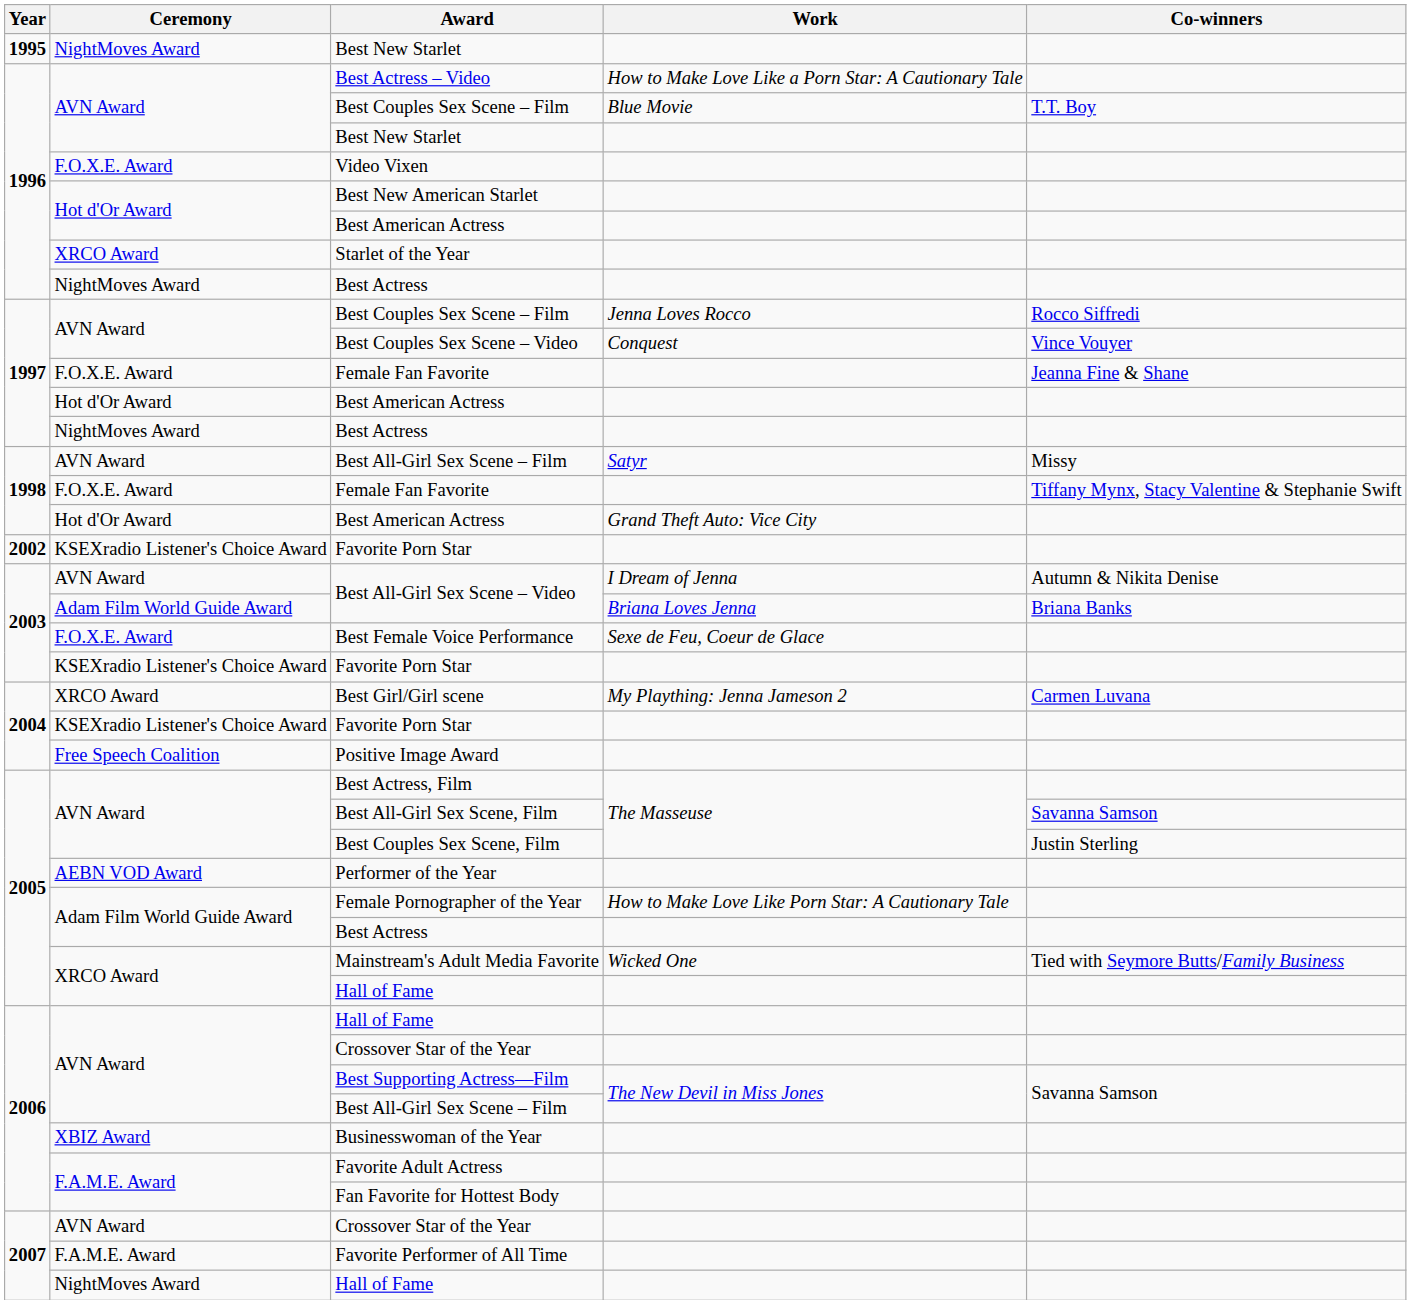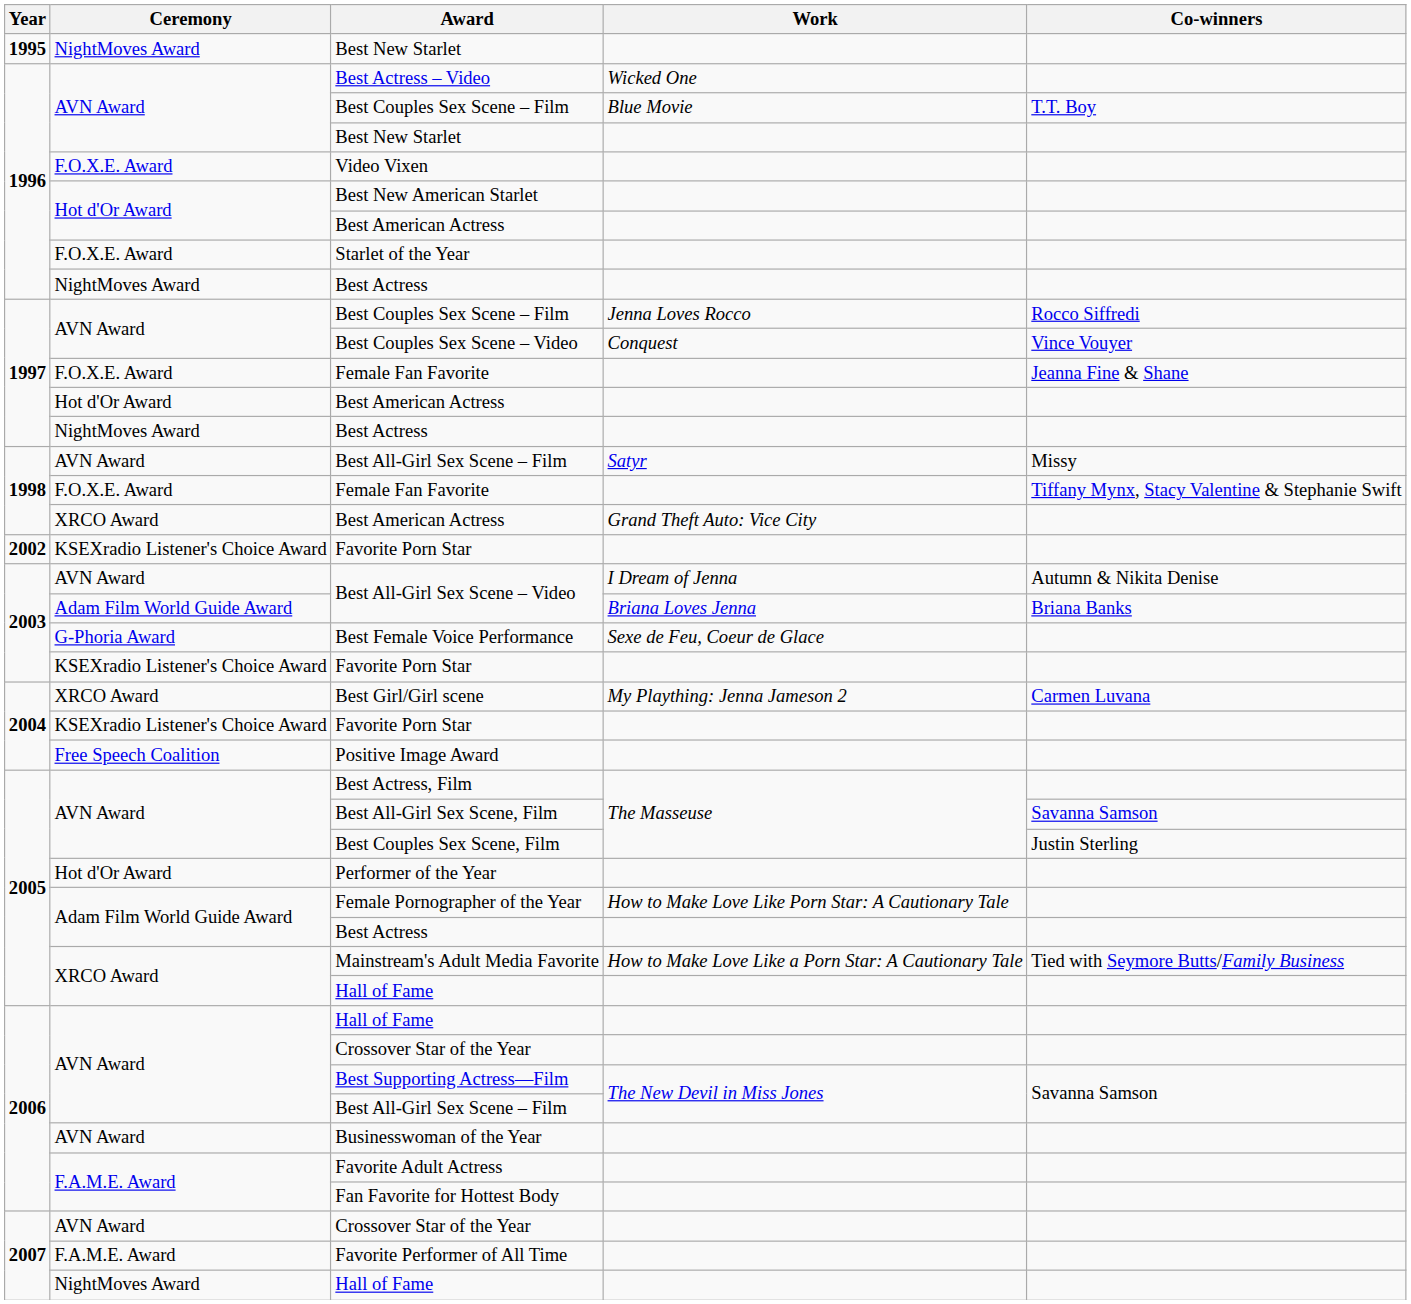(815, 78) How to Make Love Like a Porn Star: A Cautionary Tale -> (652, 78) Wicked One
(107, 254) XRCO Award -> (114, 254) F.O.X.E. Award
(113, 519) Hot d'Or Award -> (107, 519) XRCO Award
(114, 637) F.O.X.E. Award -> (115, 637) G-Phoria Award
(128, 872) AEBN VOD Award -> (113, 872) Hot d'Or Award
(652, 961) Wicked One -> (815, 961) How to Make Love Like a Porn Star: A Cautionary Tale
(102, 1137) XBIZ Award -> (100, 1137) AVN Award
